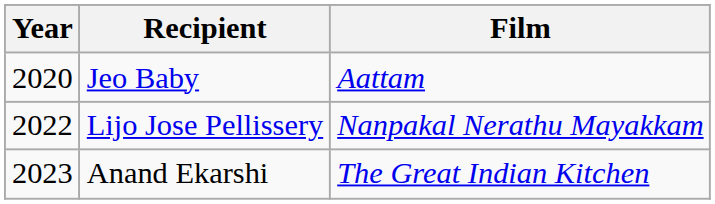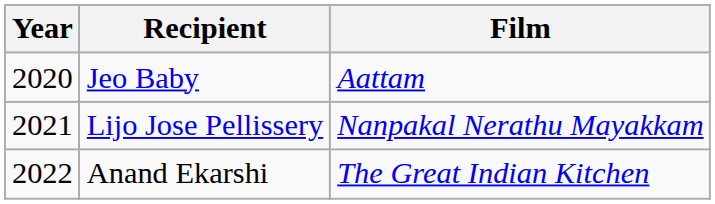(42, 125) 2022 -> (42, 125) 2021
(42, 173) 2023 -> (42, 173) 2022
